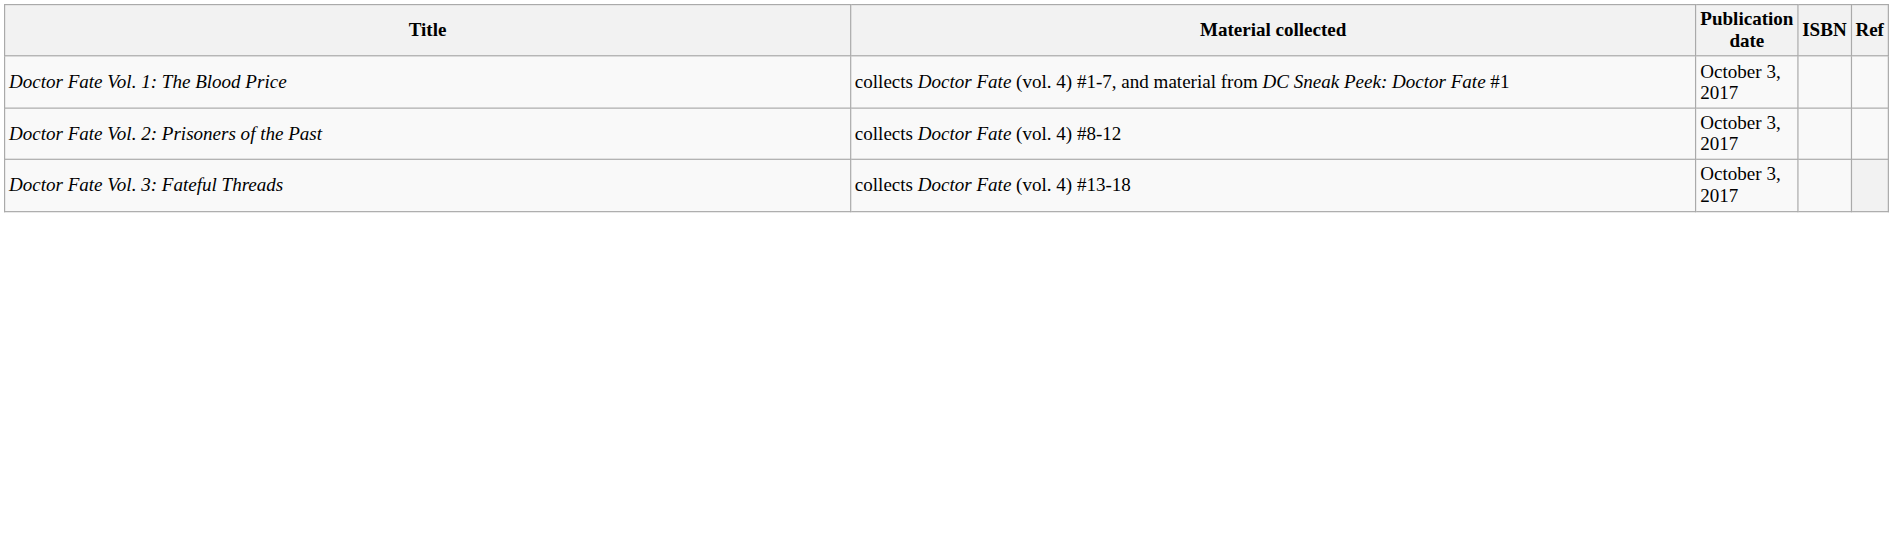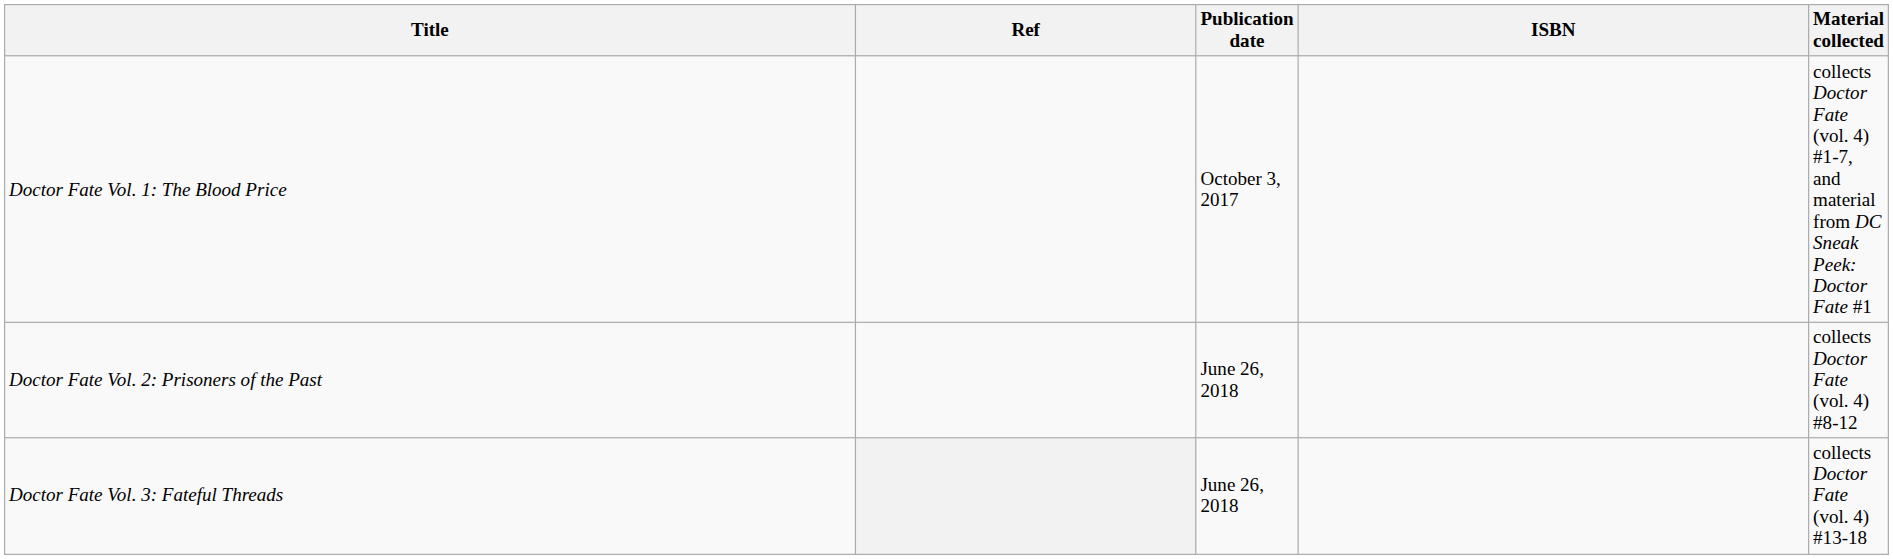columns swapped: (1273, 30) <-> (1870, 30)
(1740, 133) October 3, 2017 -> (1232, 379) June 26, 2018
(1740, 185) October 3, 2017 -> (1232, 495) June 26, 2018
